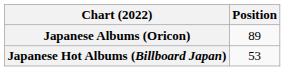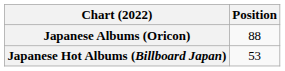(255, 35) 89 -> (255, 35) 88
